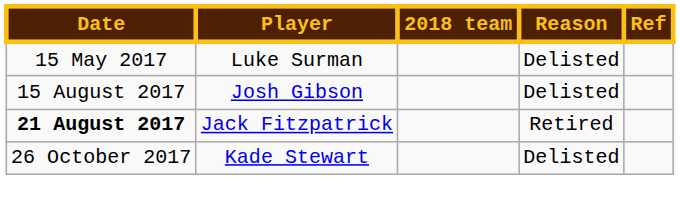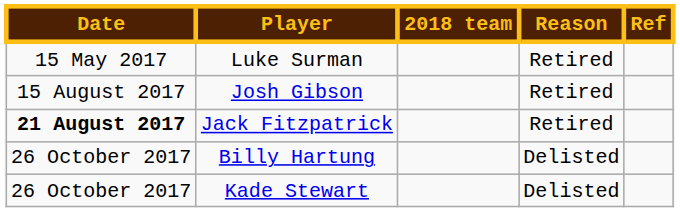(571, 60) Delisted -> (571, 60) Retired
(571, 93) Delisted -> (571, 93) Retired
+ row: (297, 158)
